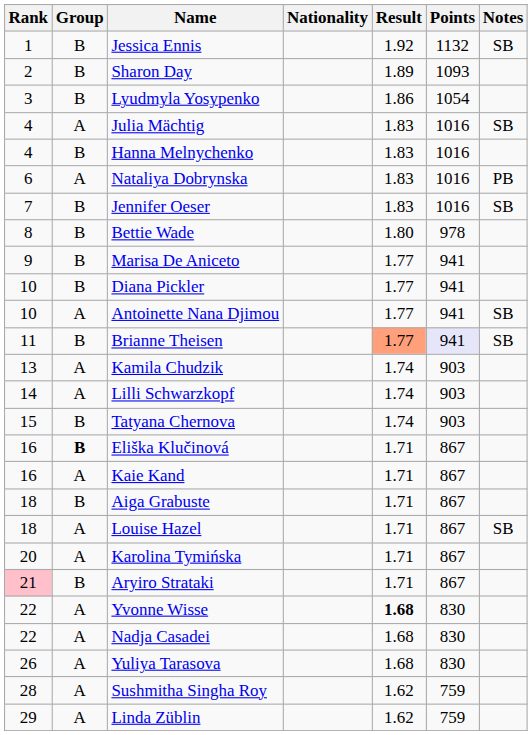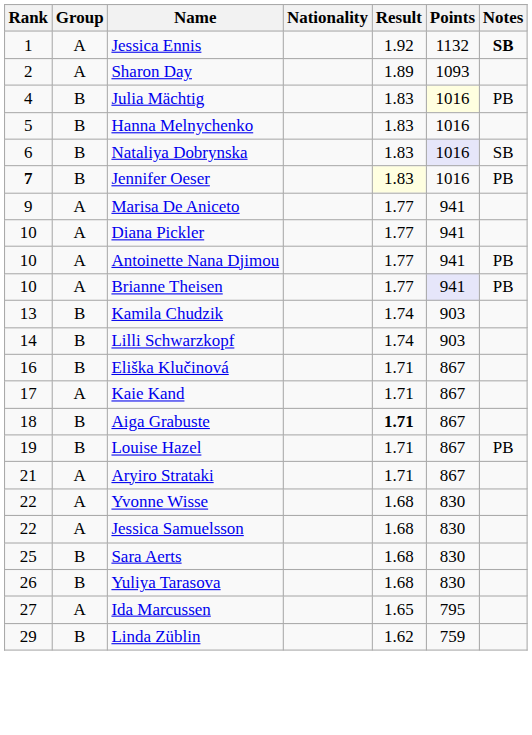(80, 44) B -> (80, 44) A
(503, 44) normal -> (503, 44) bold
(80, 71) B -> (80, 71) A
- row: (185, 98)
(80, 125) A -> (80, 98) B
(452, 125) no background -> (452, 98) lightyellow background
(503, 125) SB -> (503, 98) PB
(28, 152) 4 -> (28, 125) 5
(80, 179) A -> (80, 152) B
(452, 179) no background -> (452, 152) lavender background
(503, 179) PB -> (503, 152) SB
(28, 206) normal -> (28, 179) bold
(399, 206) no background -> (399, 179) lightyellow background
(503, 206) SB -> (503, 179) PB
- row: (153, 233)
(80, 260) B -> (80, 206) A
(80, 286) B -> (80, 233) A
(503, 313) SB -> (503, 260) PB
(28, 340) 11 -> (28, 286) 10
(80, 340) B -> (80, 286) A
(399, 340) lightsalmon background -> (399, 286) no background
(503, 340) SB -> (503, 286) PB
(80, 367) A -> (80, 313) B
(80, 394) A -> (80, 340) B
- row: (173, 421)
(80, 448) bold -> (80, 367) normal
(28, 475) 16 -> (28, 394) 17
(399, 502) normal -> (399, 421) bold
(28, 529) 18 -> (28, 448) 19
(80, 529) A -> (80, 448) B
(503, 529) SB -> (503, 448) PB
- row: (176, 555)
(28, 582) pink background -> (28, 475) no background
(80, 582) B -> (80, 475) A
(399, 609) bold -> (399, 502) normal
- row: (161, 636)
+ row: (178, 529)
+ row: (147, 555)
(80, 663) A -> (80, 582) B
+ row: (161, 609)
- row: (189, 690)
(80, 717) A -> (80, 636) B
